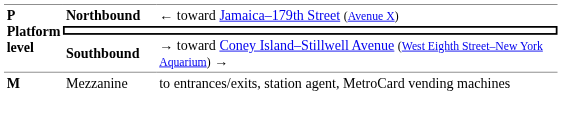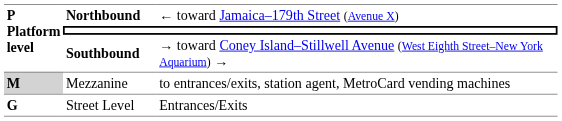(13, 83) no background -> (13, 83) lightgrey background
+ row: (100, 105)
